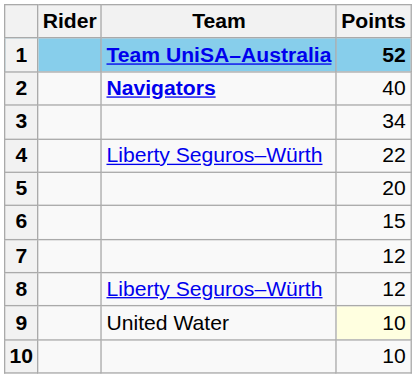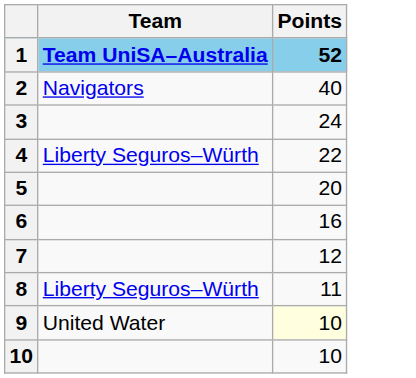- column: (70, 21)
(161, 88) bold -> (93, 88) normal
(394, 121) 34 -> (330, 121) 24
(394, 222) 15 -> (330, 222) 16
(394, 289) 12 -> (331, 289) 11
